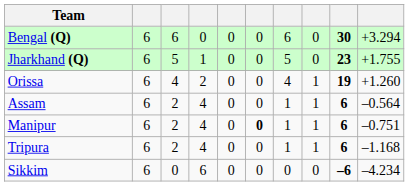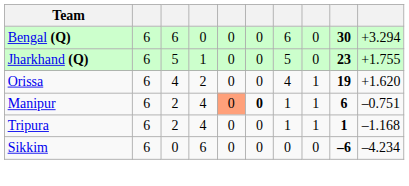(381, 81) +1.260 -> (381, 81) +1.620
- row: (27, 103)
(231, 125) no background -> (231, 103) lightsalmon background
(344, 147) 6 -> (344, 125) 1
